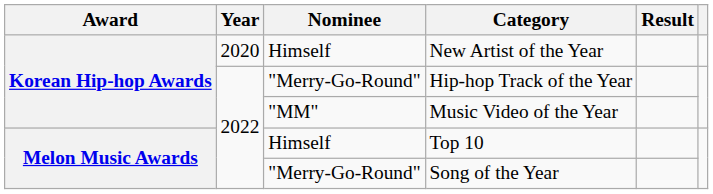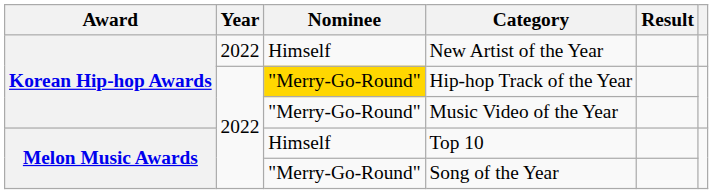(240, 50) 2020 -> (240, 50) 2022
(344, 81) no background -> (344, 81) gold background
(293, 111) "MM" -> (344, 111) "Merry-Go-Round"
